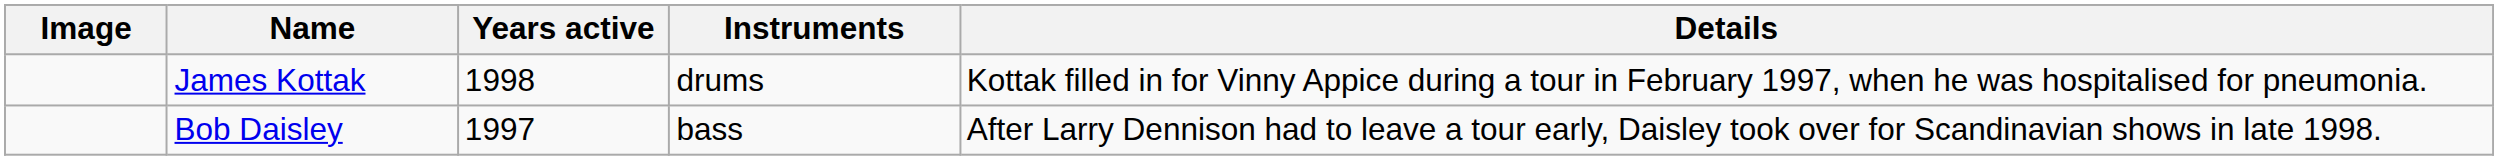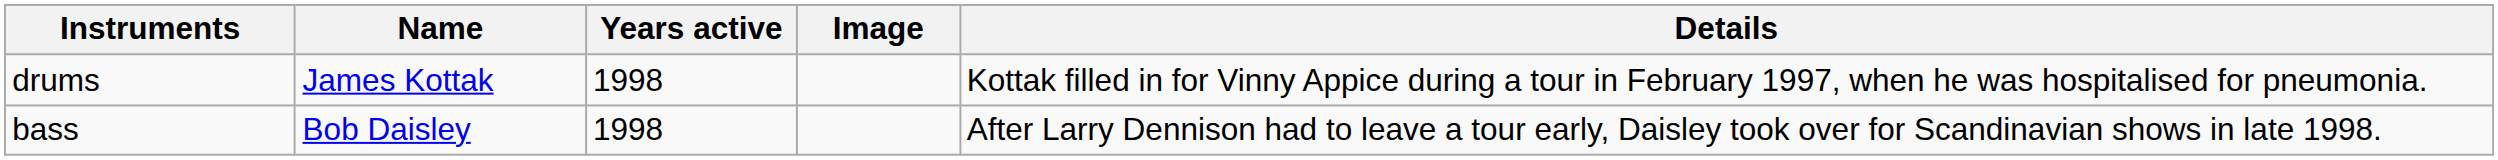columns swapped: (86, 29) <-> (814, 29)
(500, 129) 1997 -> (628, 129) 1998
